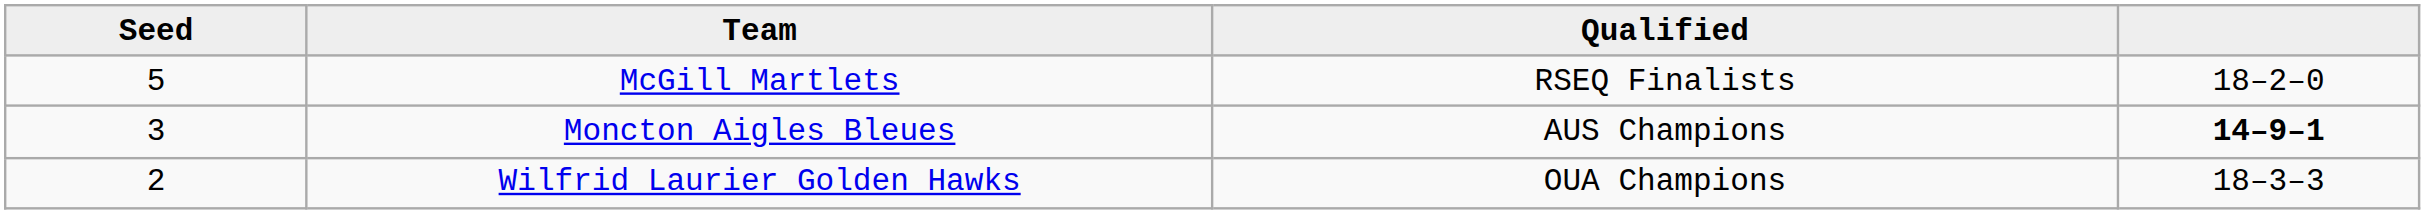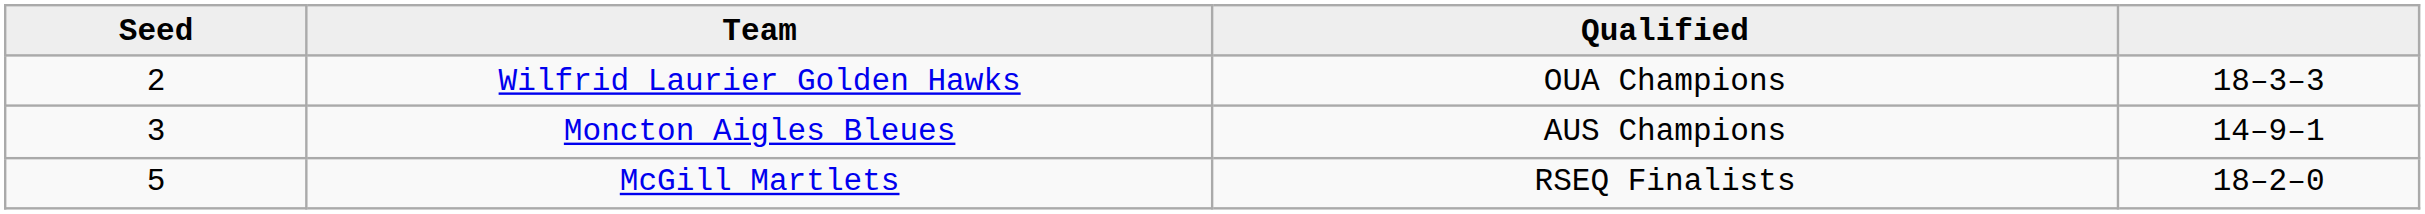rows swapped: (760, 182) <-> (760, 81)
(2269, 132) bold -> (2269, 132) normal
